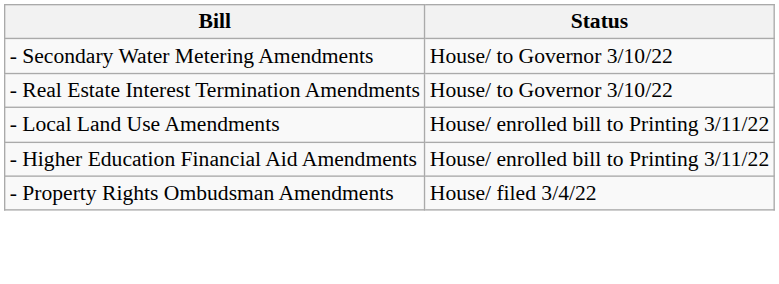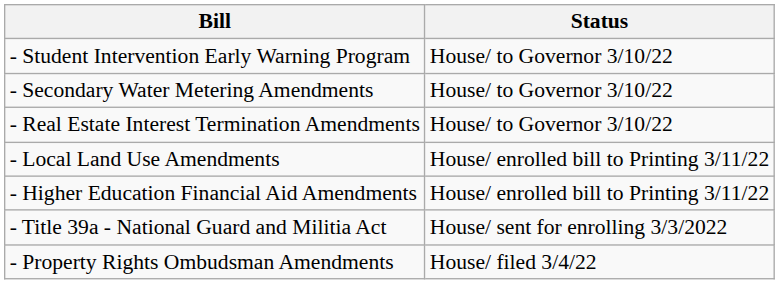+ row: (210, 55)
+ row: (198, 227)
